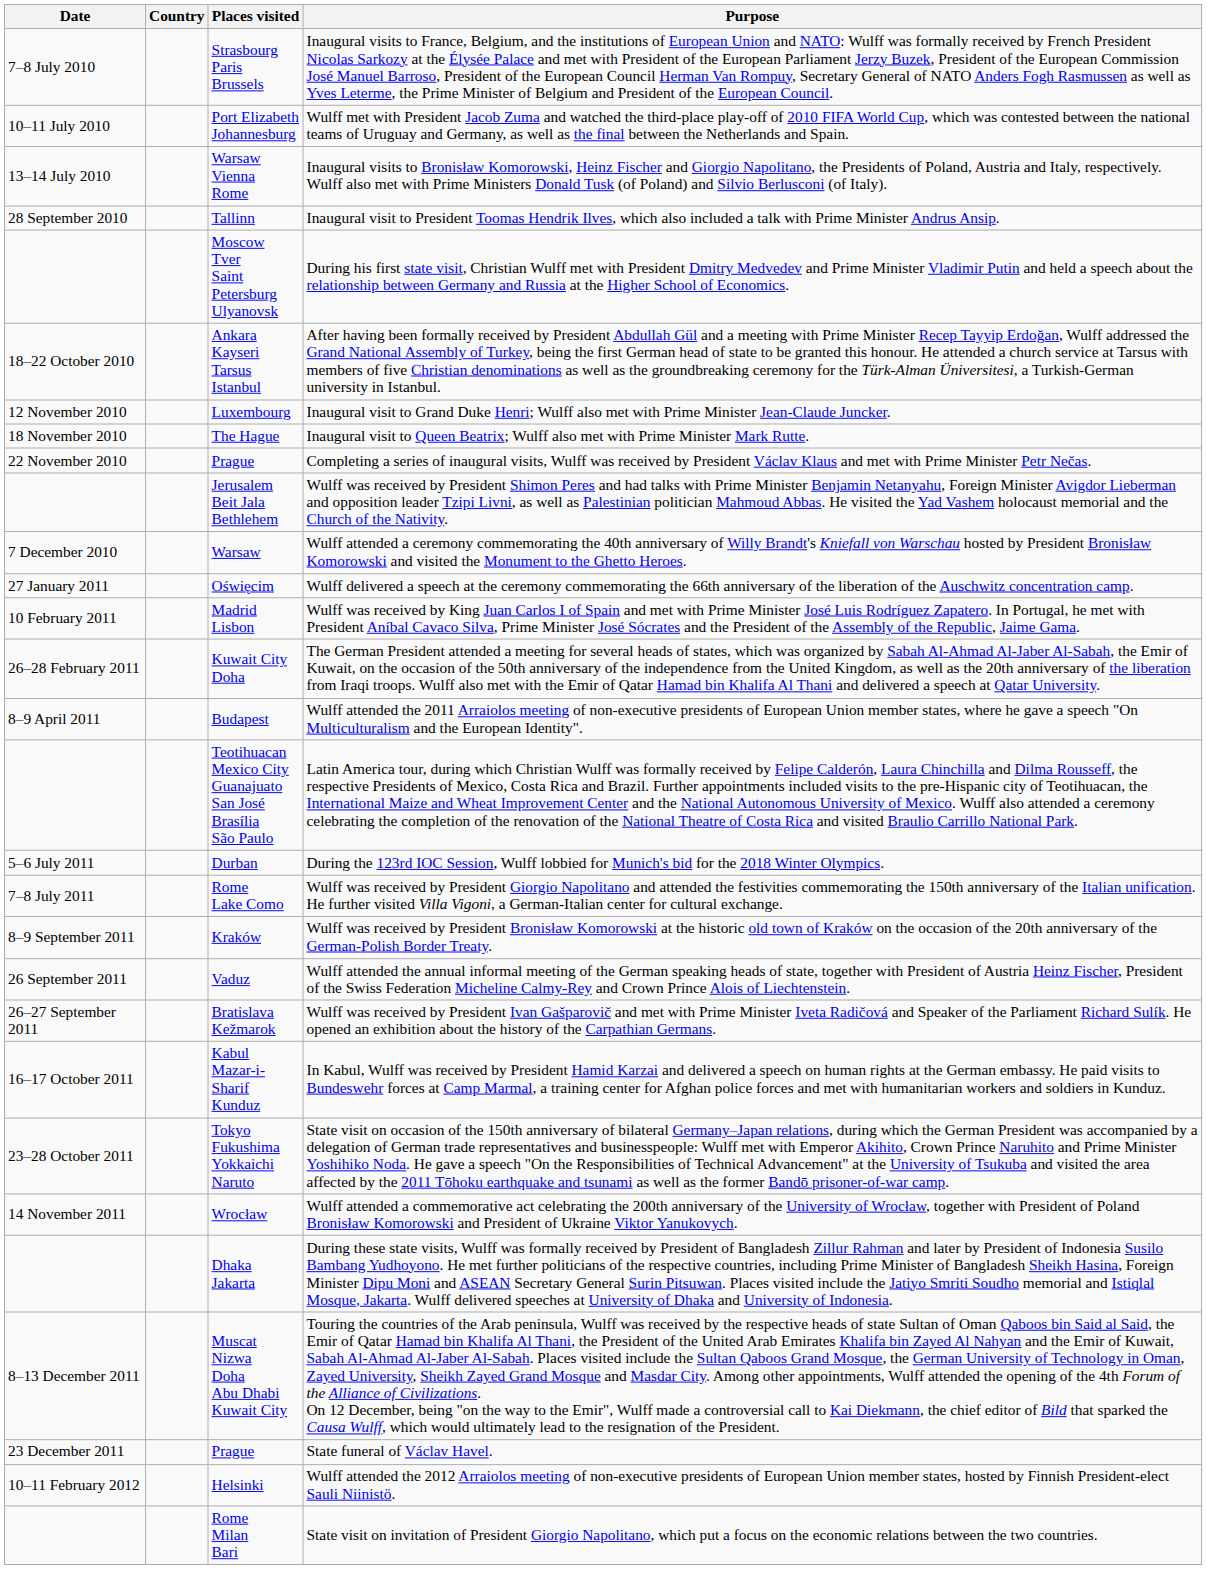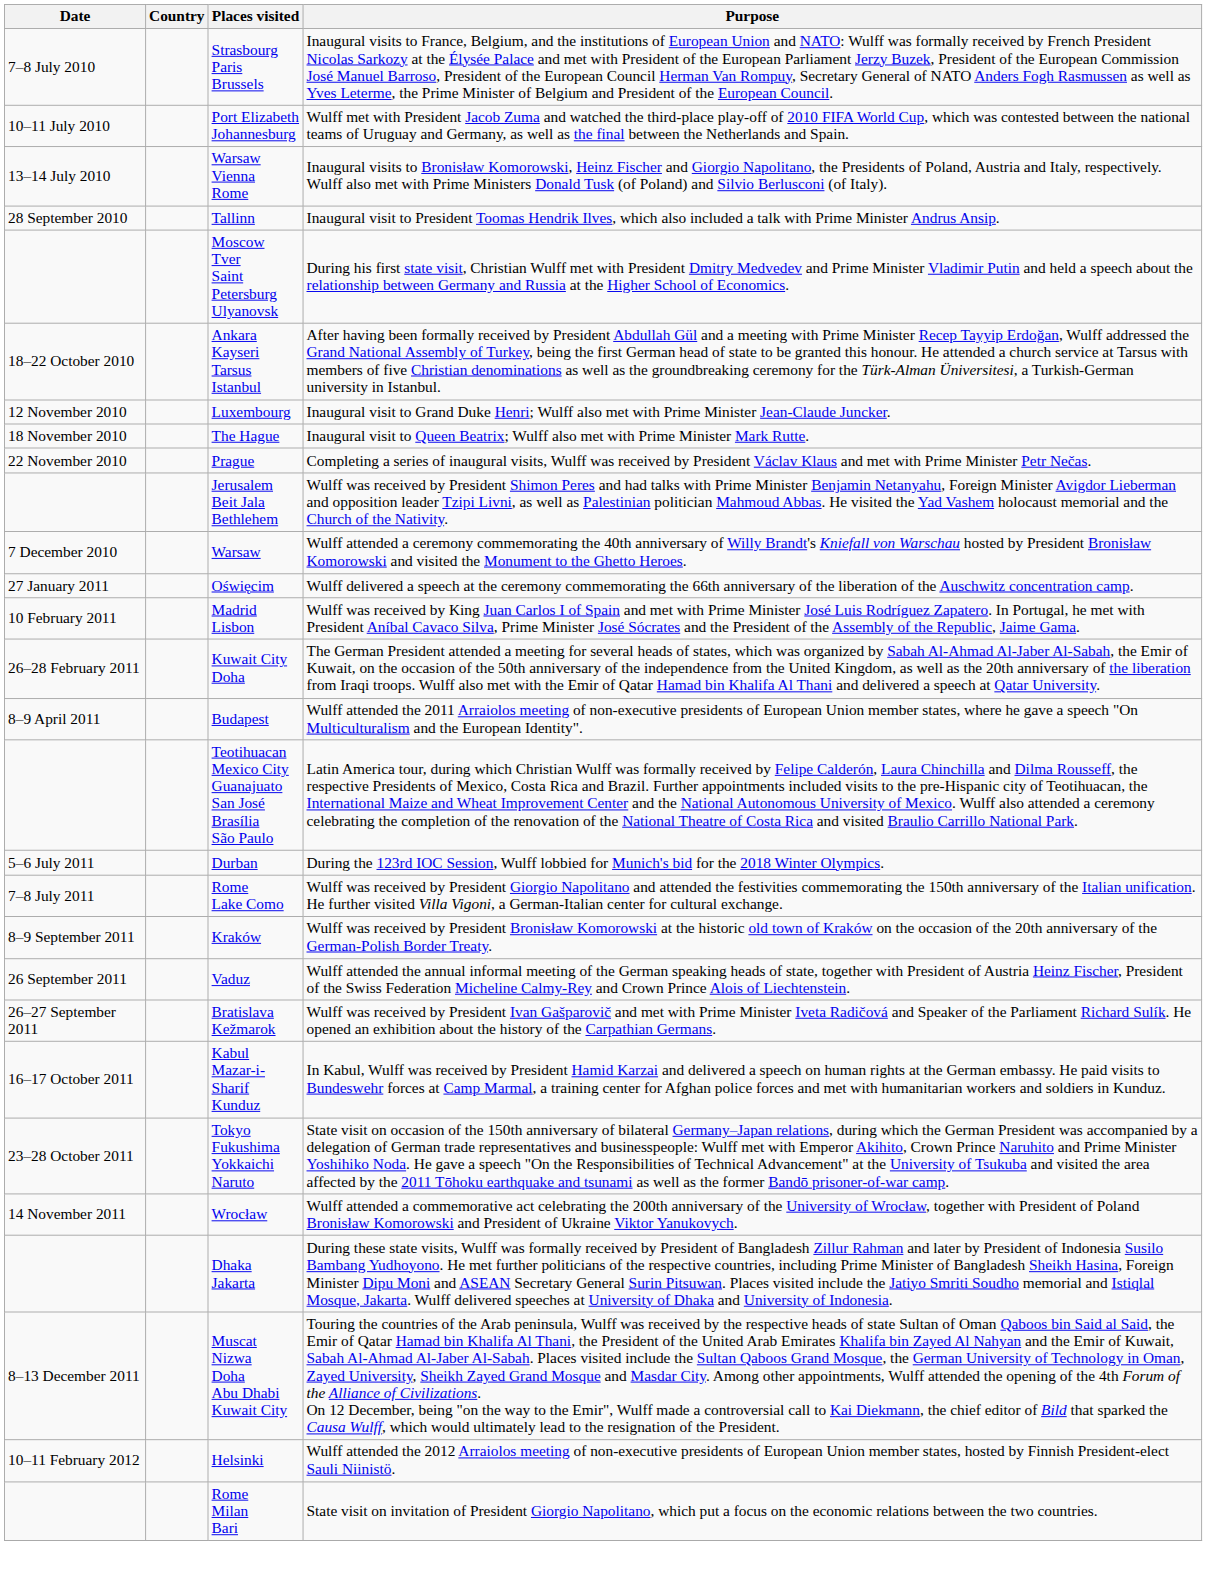- row: (400, 1451)
